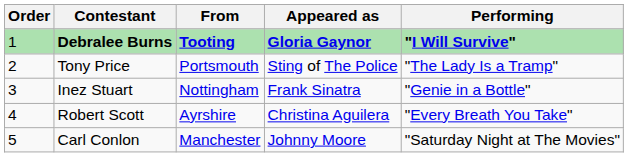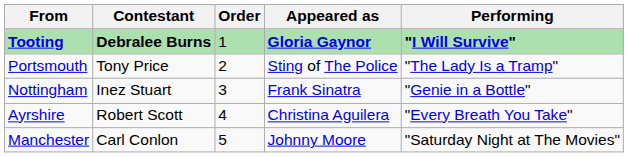columns swapped: (29, 16) <-> (220, 16)
